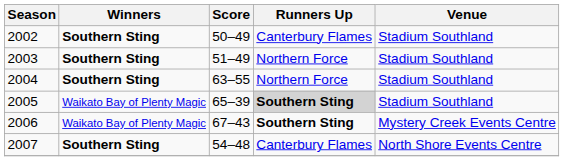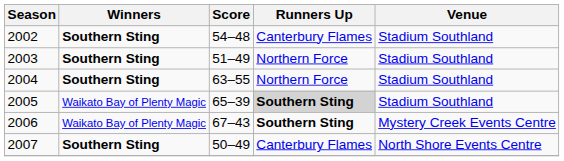(231, 36) 50–49 -> (231, 36) 54–48
(231, 144) 54–48 -> (231, 144) 50–49
